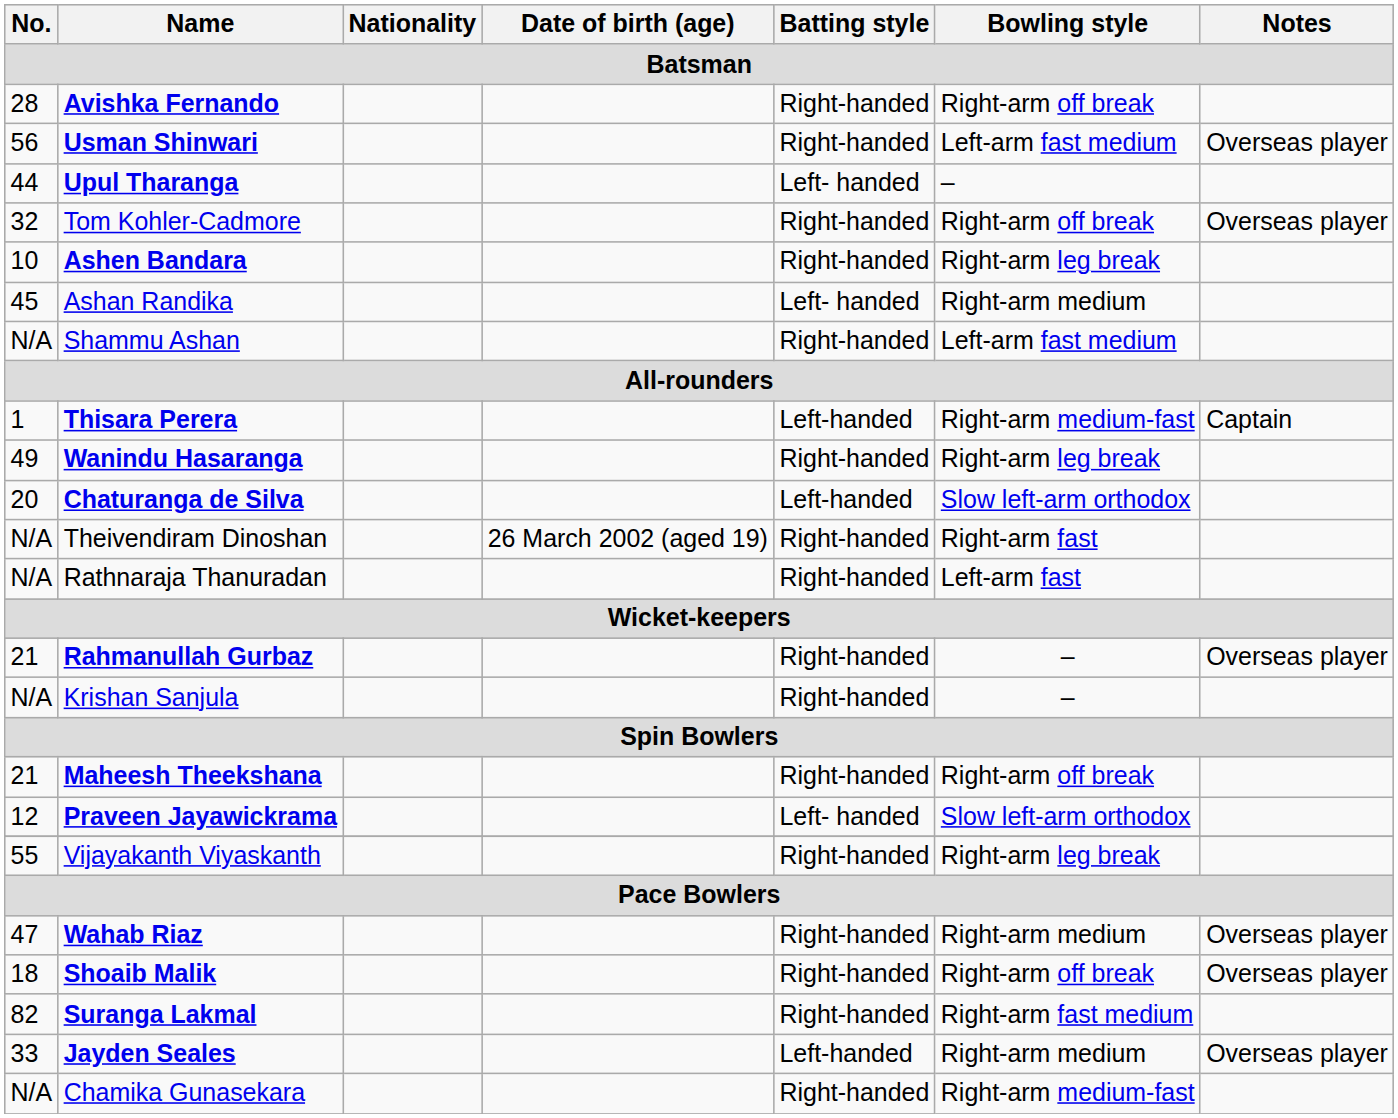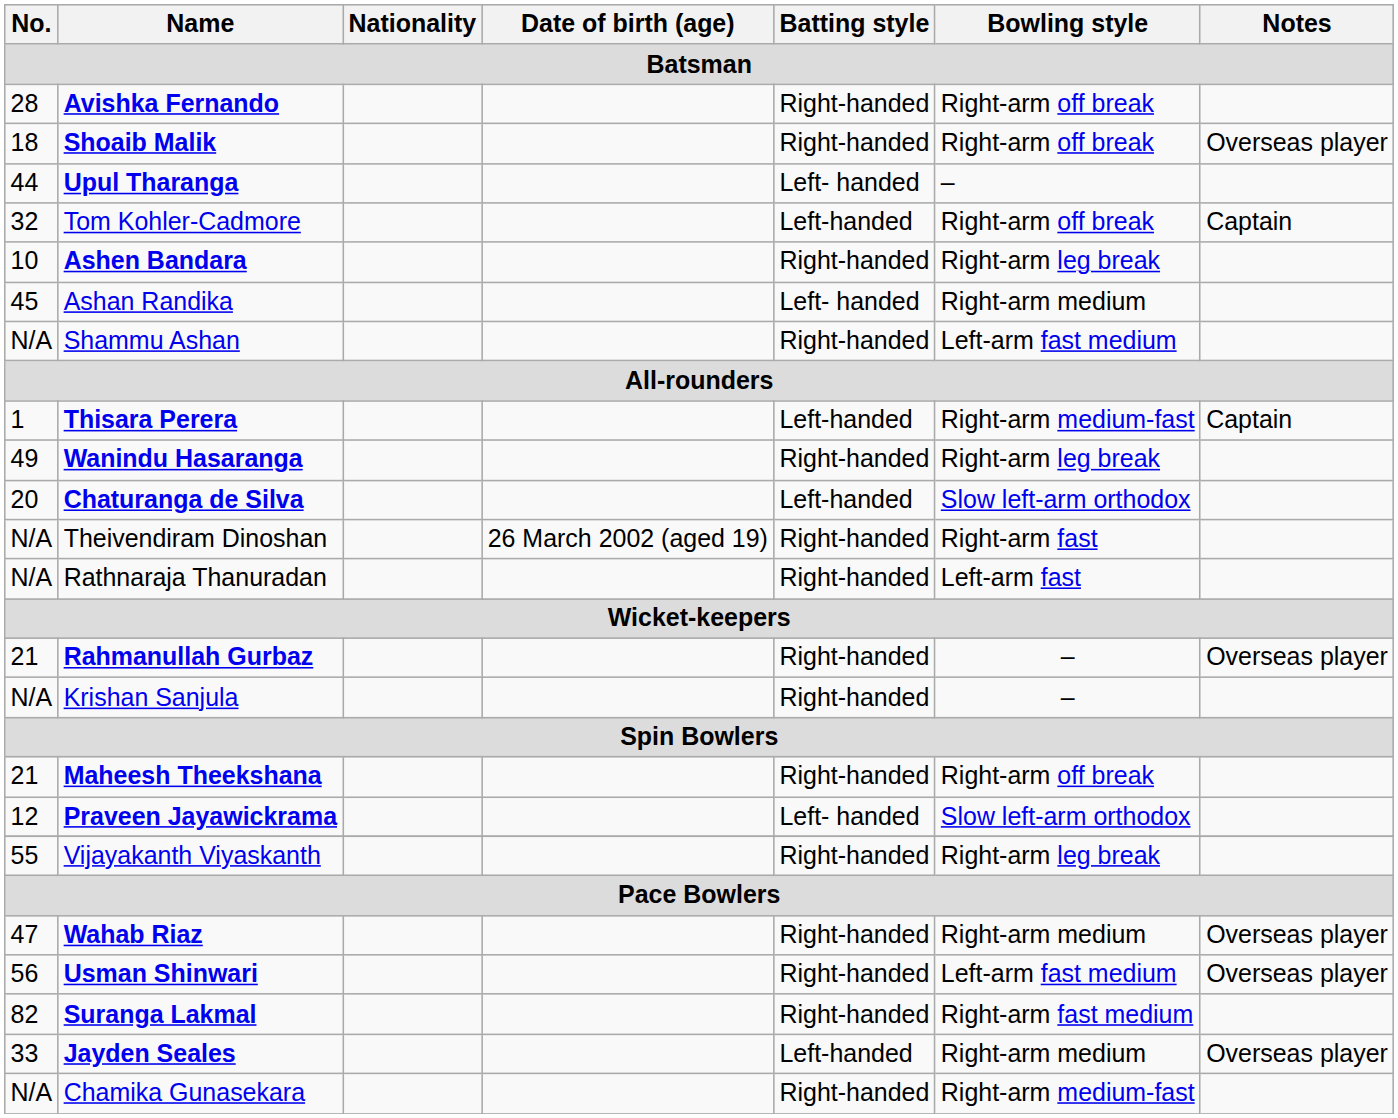rows swapped: (140, 974) <-> (161, 143)
(854, 222) Right-handed -> (846, 222) Left-handed
(1297, 222) Overseas player -> (1249, 222) Captain
